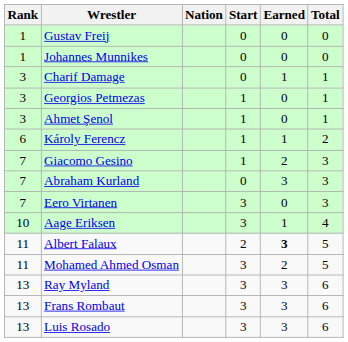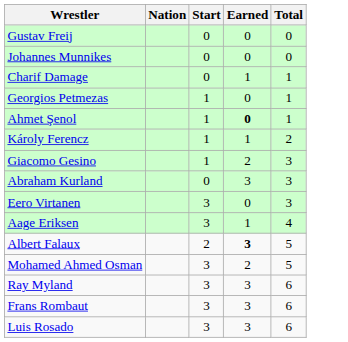- column: (23, 14)
(284, 118) normal -> (248, 118) bold
